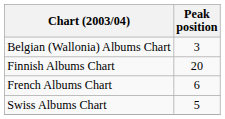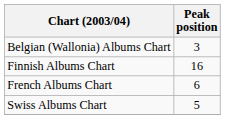(197, 66) 20 -> (197, 66) 16
